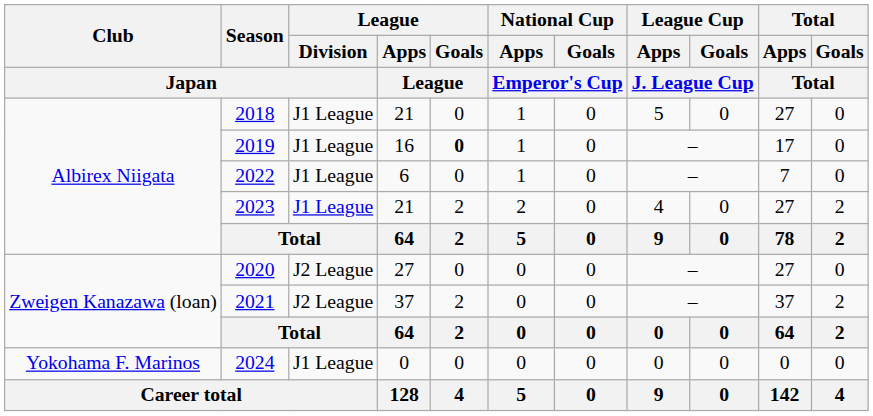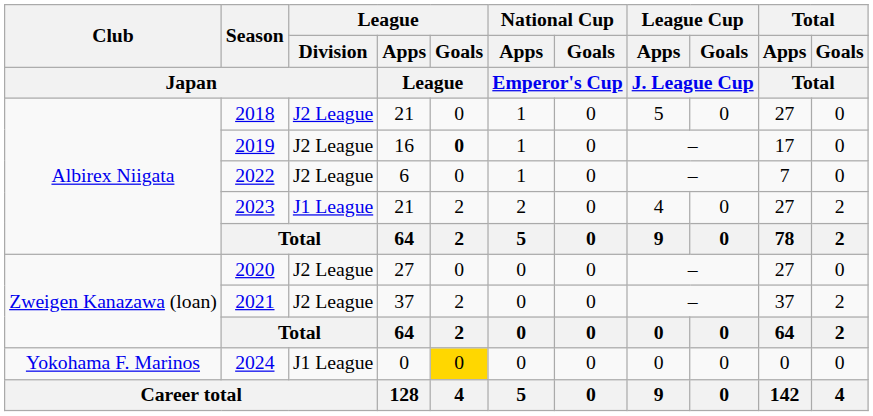(333, 113) J1 League -> (333, 113) J2 League
(333, 144) J1 League -> (333, 144) J2 League
(333, 176) J1 League -> (333, 176) J2 League
(459, 363) no background -> (459, 363) gold background
